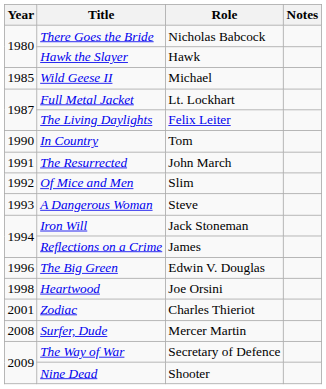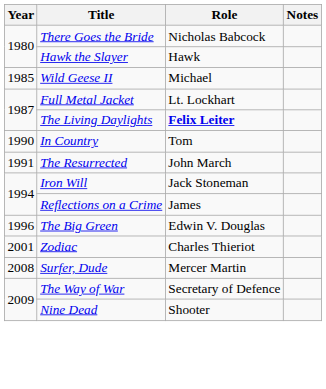(200, 120) normal -> (201, 120) bold
- row: (87, 183)
- row: (96, 204)
- row: (70, 288)
